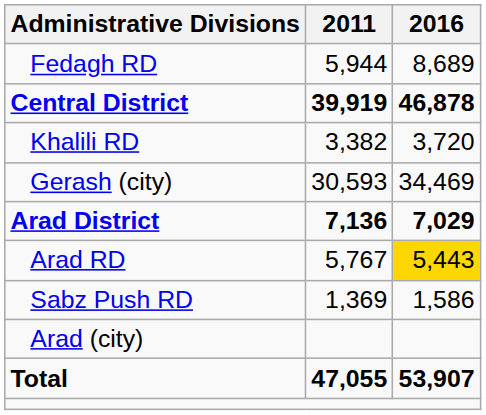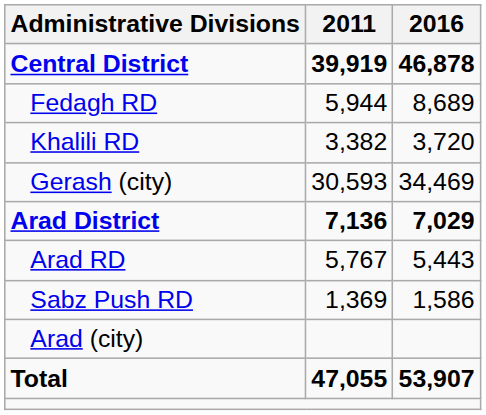rows swapped: (99, 102) <-> (94, 63)
(443, 260) gold background -> (443, 260) no background
